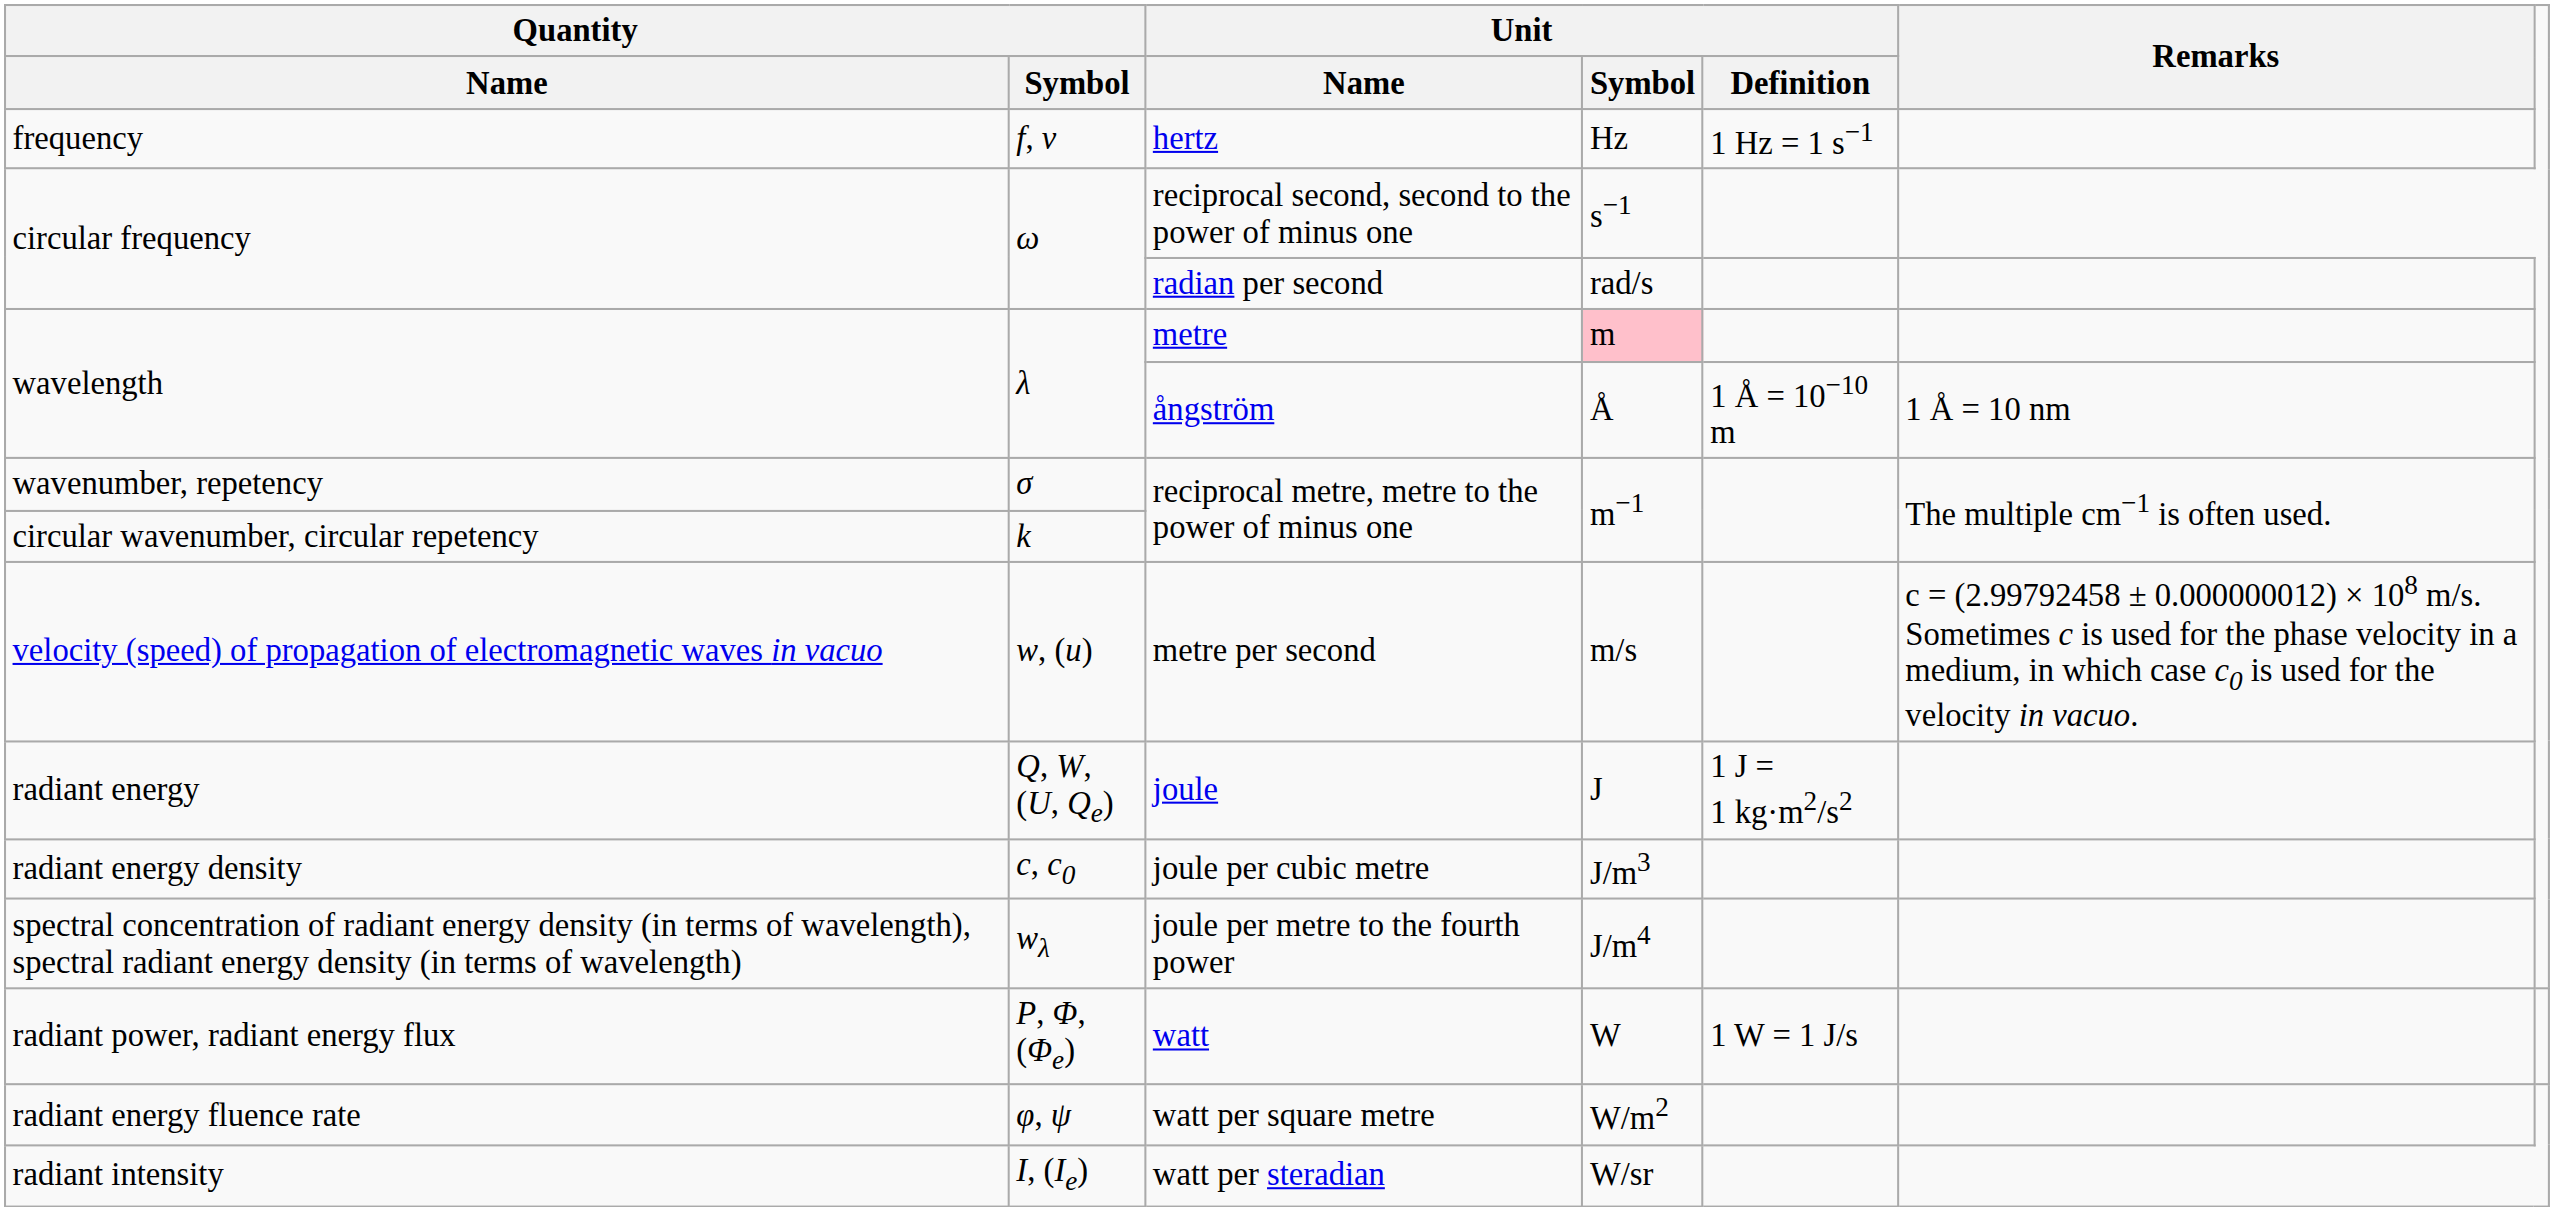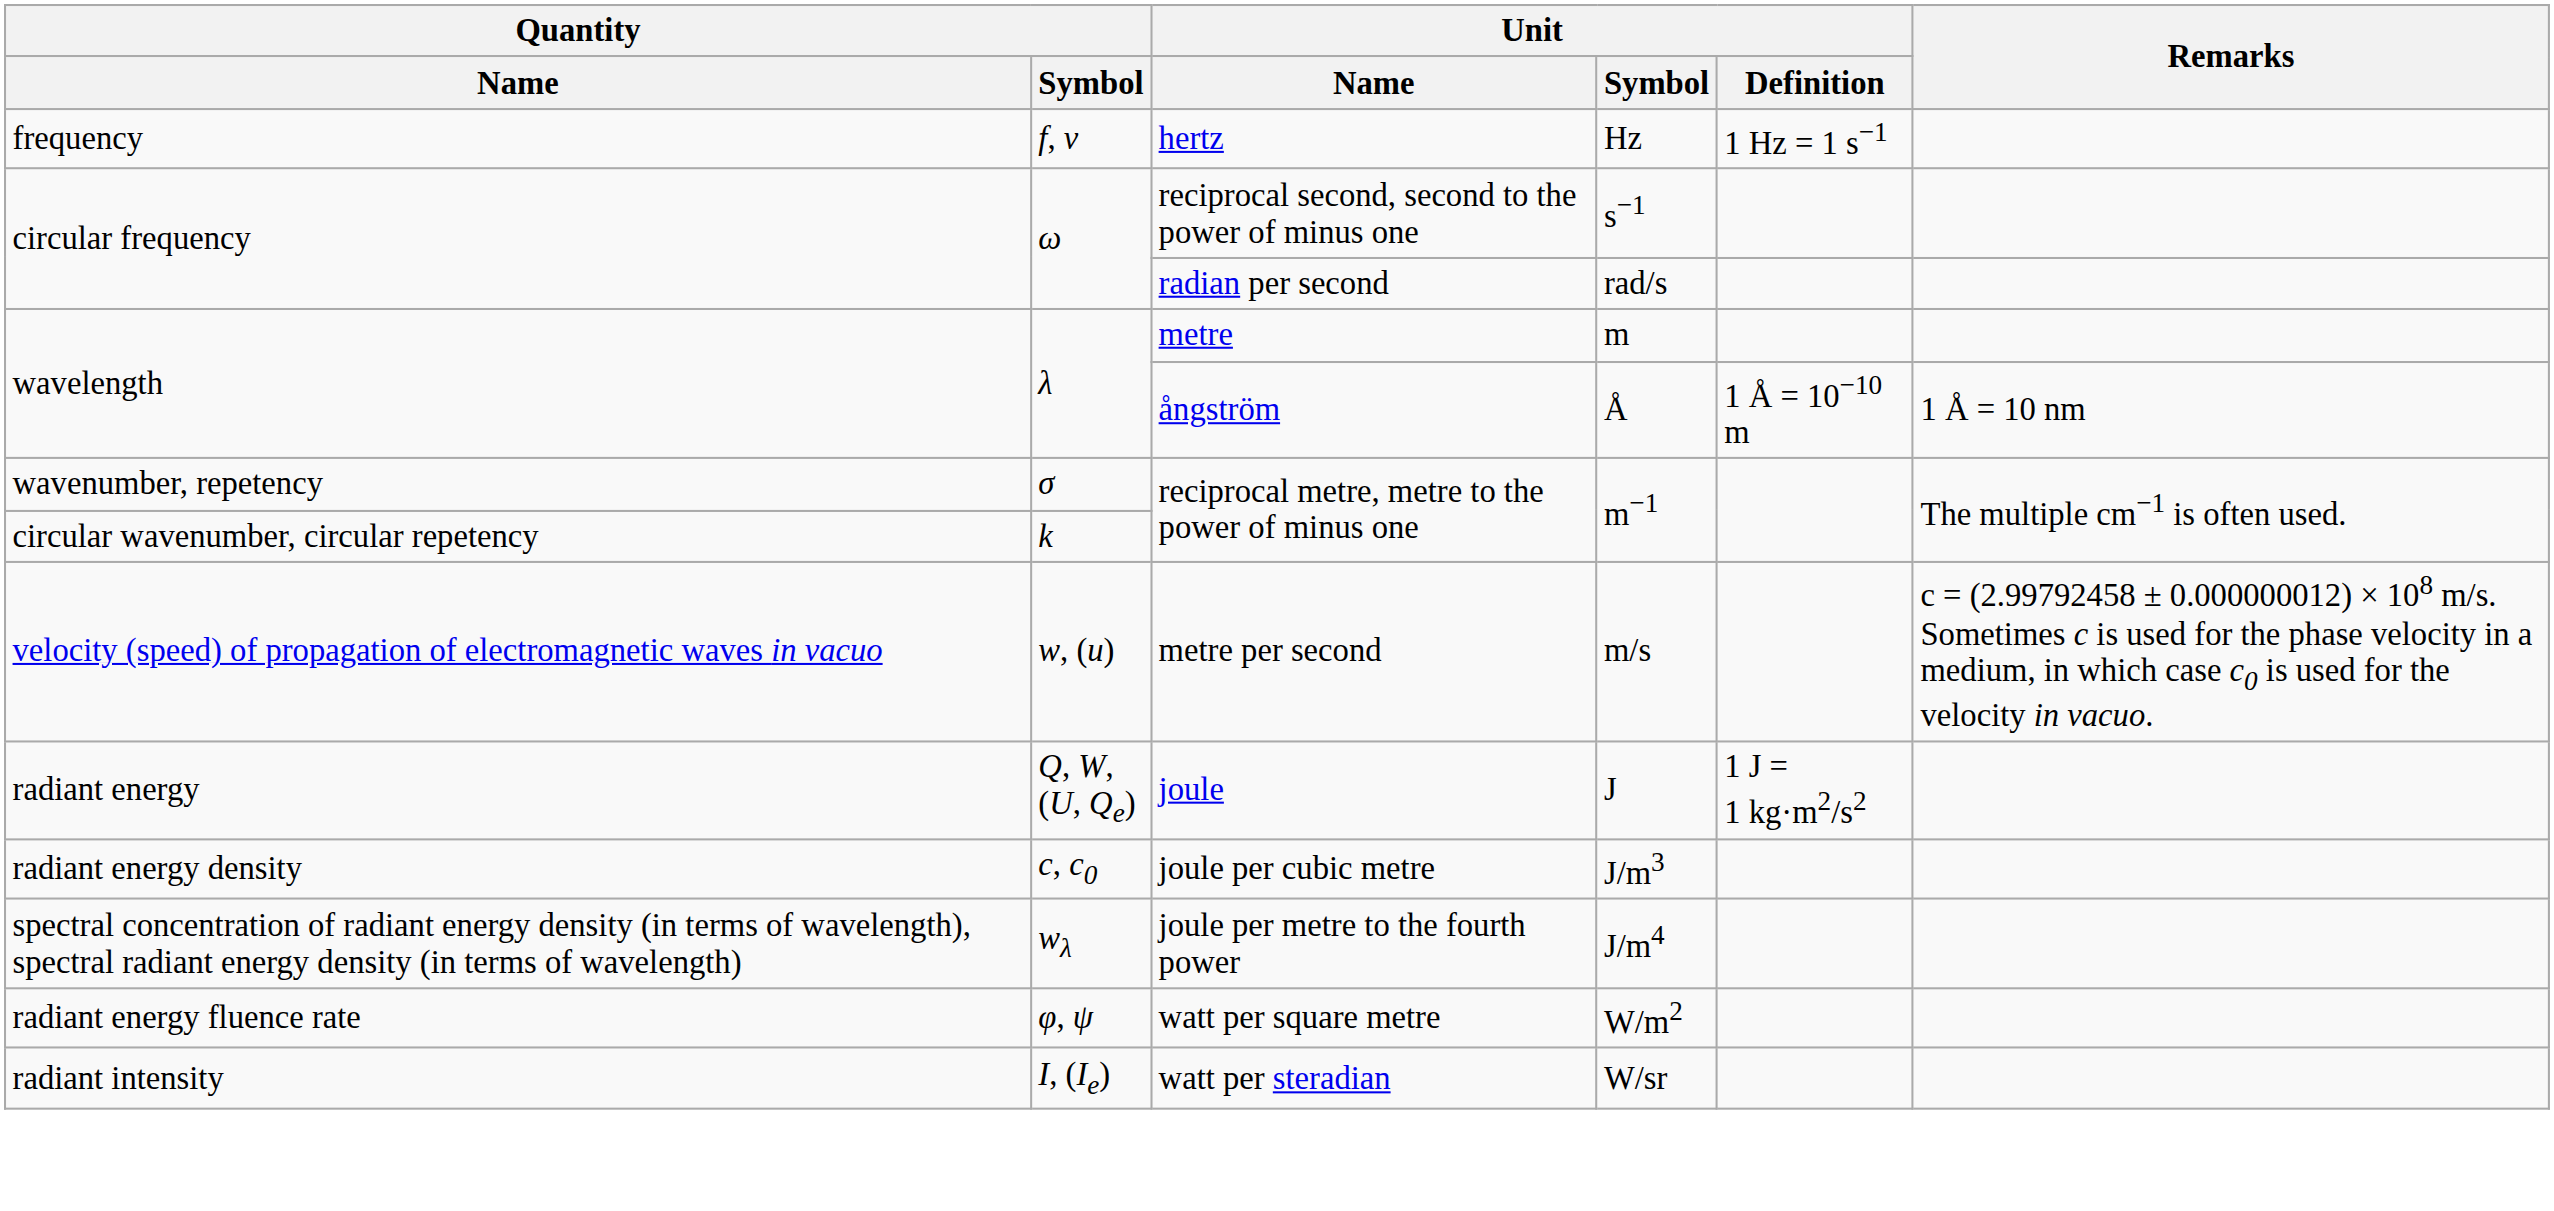(1603, 334) pink background -> (1617, 334) no background
- row: (234, 1035)
